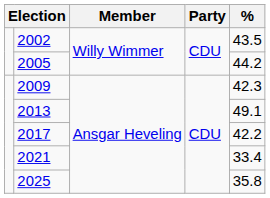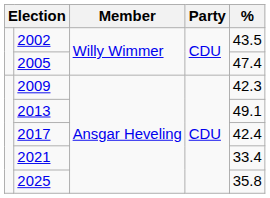(247, 63) 44.2 -> (247, 63) 47.4
(247, 134) 42.2 -> (247, 134) 42.4
